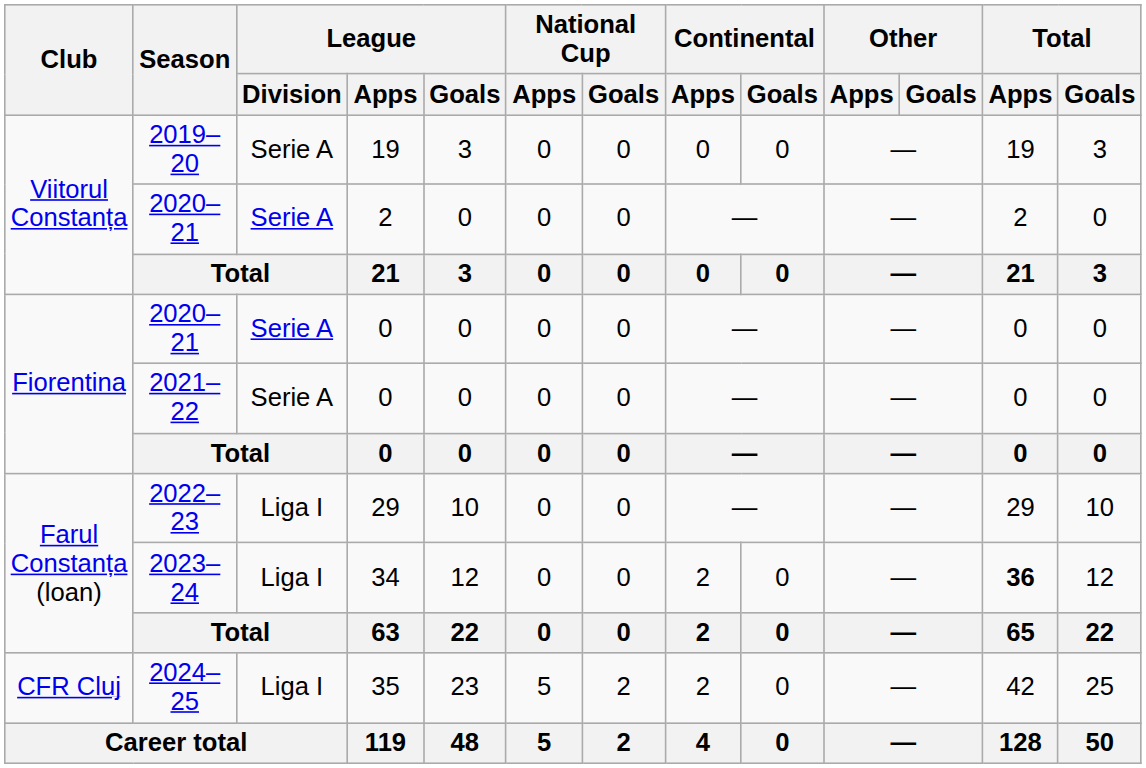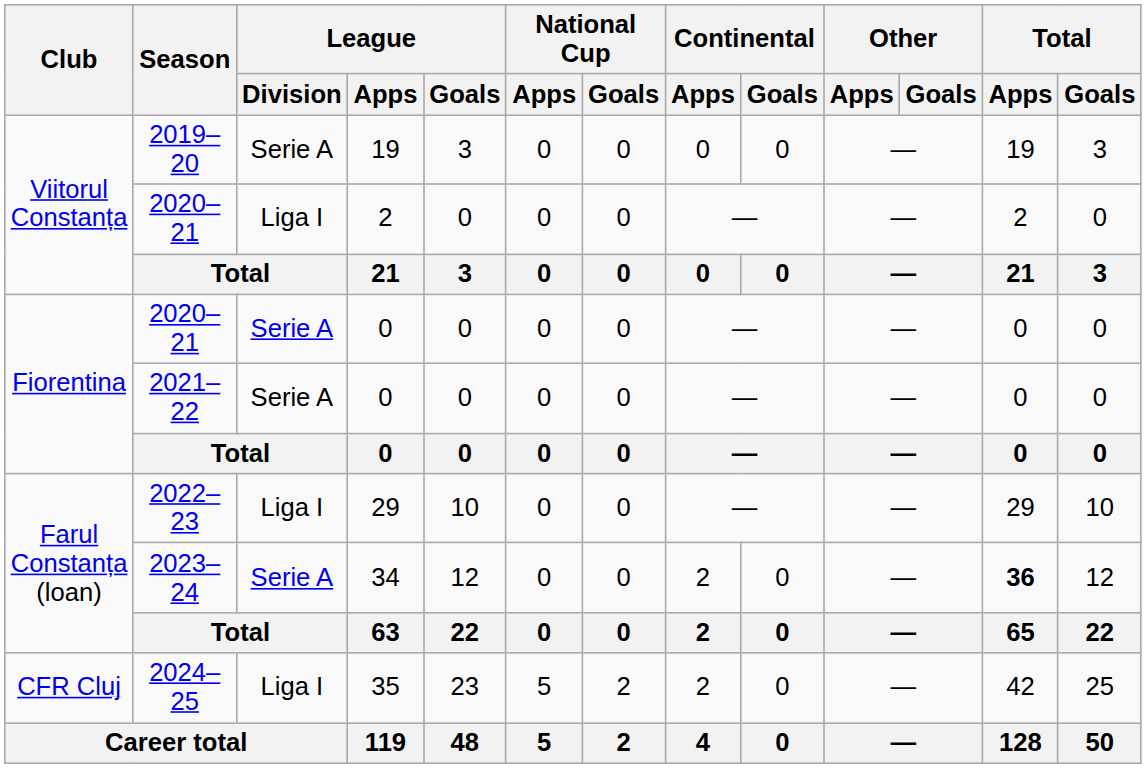(292, 218) Serie A -> (292, 218) Liga I
(292, 577) Liga I -> (292, 577) Serie A
